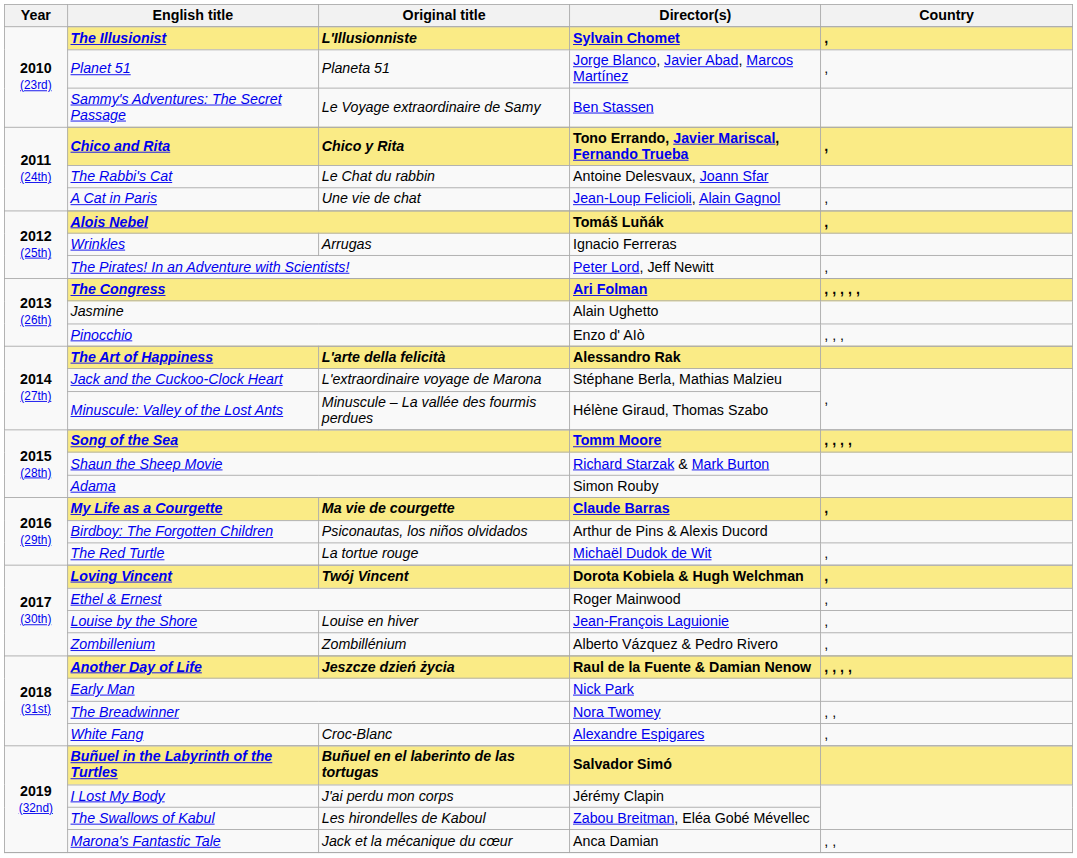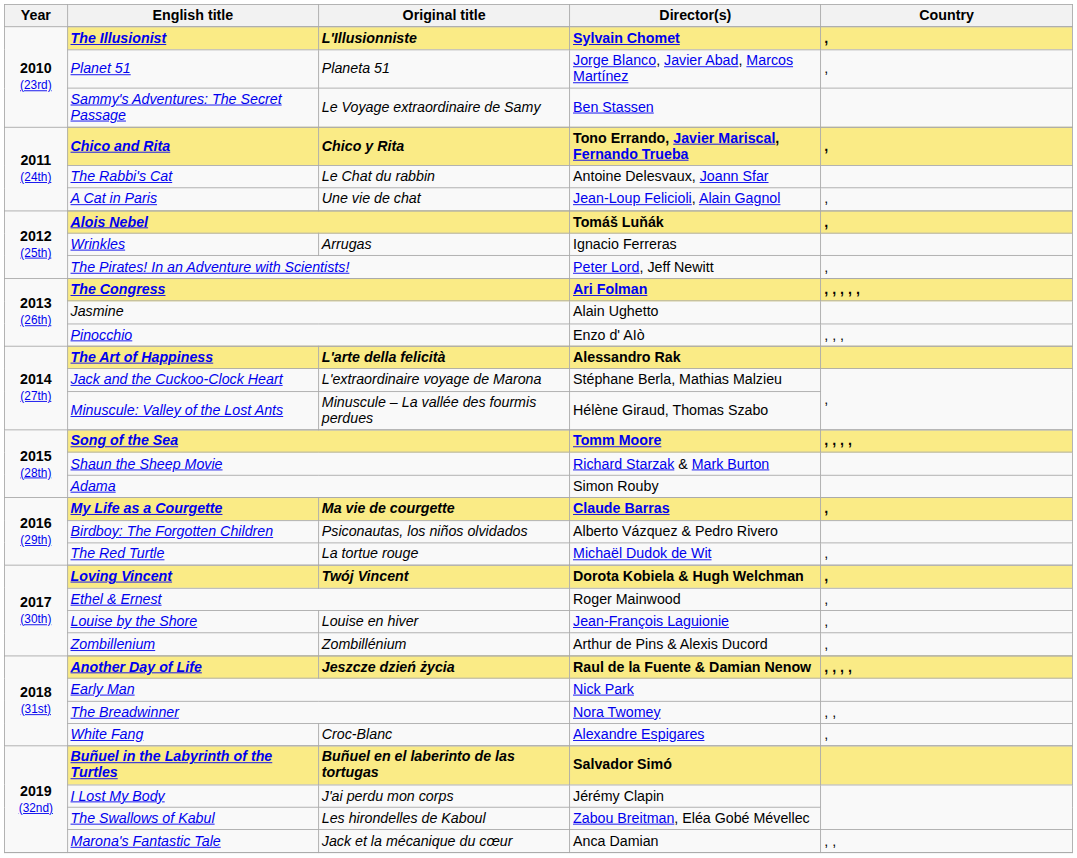(670, 531) Arthur de Pins & Alexis Ducord -> (676, 531) Alberto Vázquez & Pedro Rivero
(676, 644) Alberto Vázquez & Pedro Rivero -> (670, 644) Arthur de Pins & Alexis Ducord
